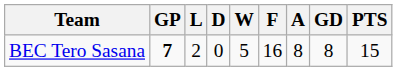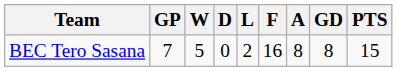columns swapped: (244, 19) <-> (196, 19)
(167, 50) bold -> (167, 50) normal
